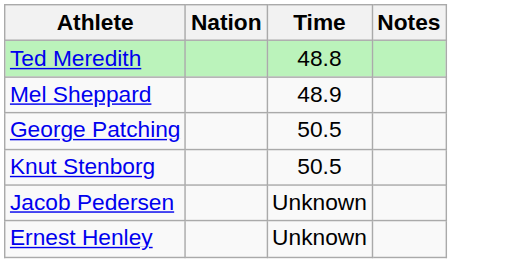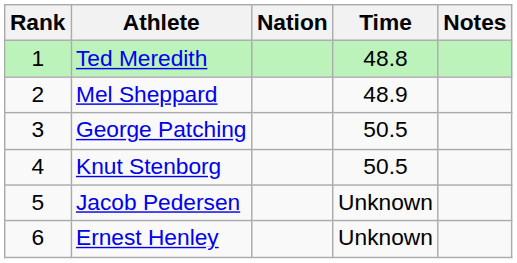+ column: (38, 22)
